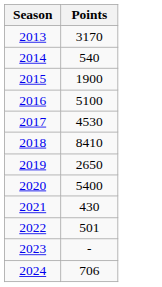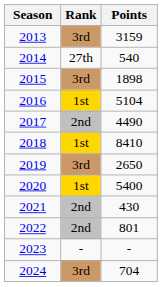+ column: (81, 15)
(89, 36) 3170 -> (129, 36) 3159
(89, 79) 1900 -> (129, 79) 1898
(89, 100) 5100 -> (129, 100) 5104
(89, 121) 4530 -> (129, 121) 4490
(89, 228) 501 -> (129, 228) 801
(89, 270) 706 -> (129, 270) 704
